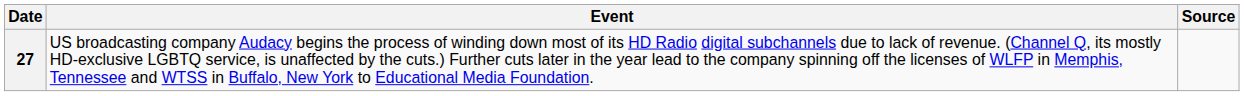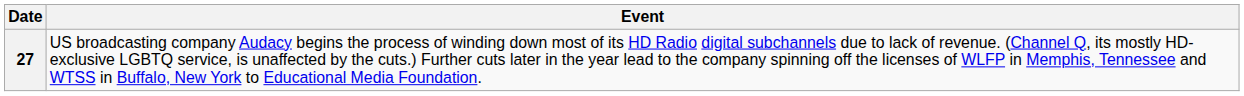- column: (1209, 17)
